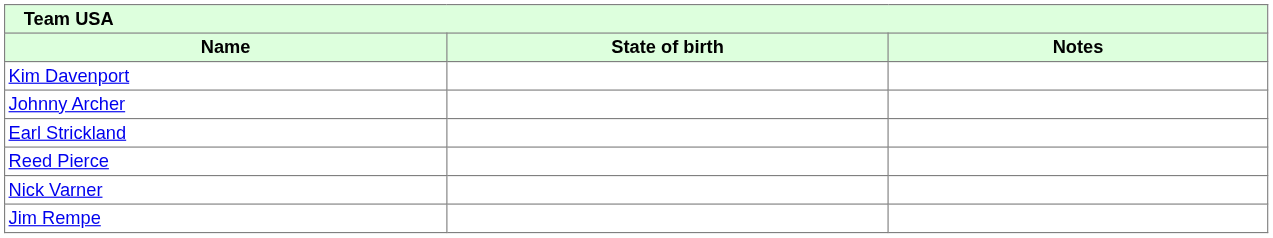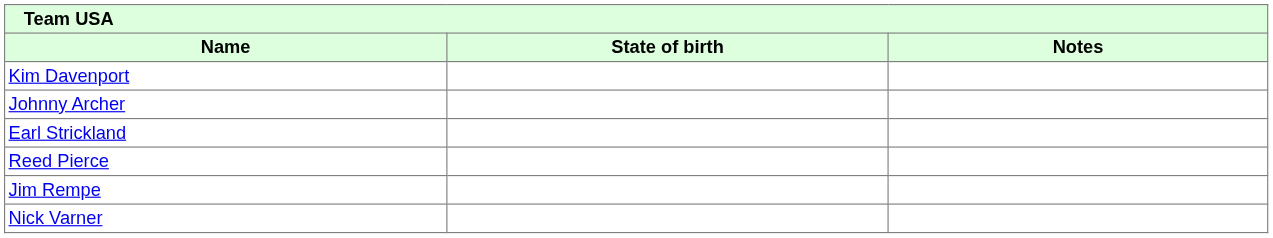rows swapped: (56, 189) <-> (55, 218)
